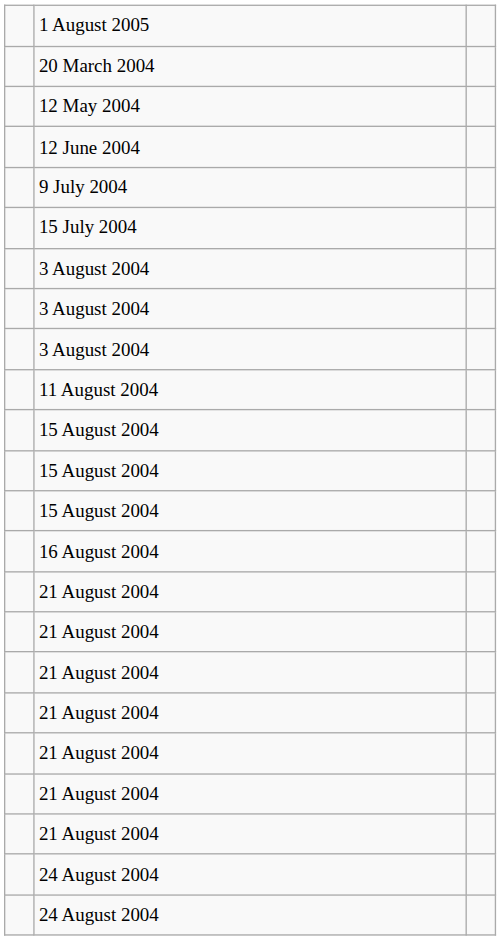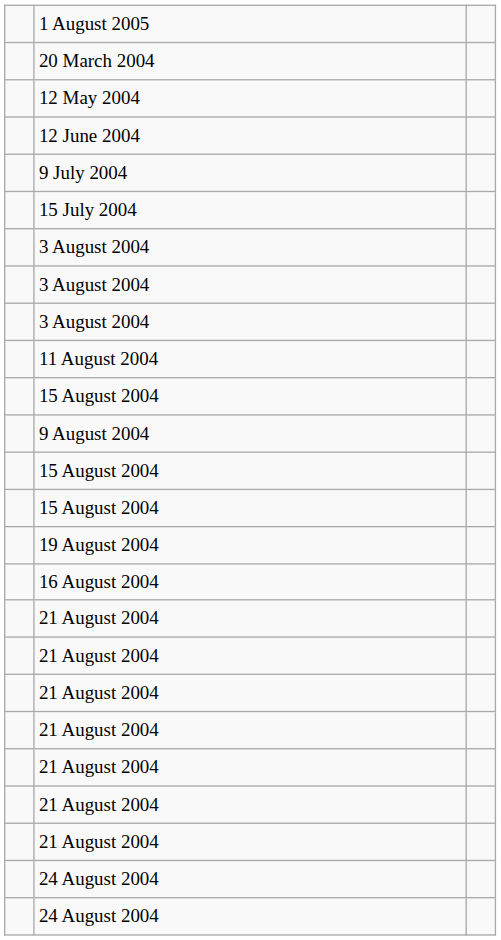+ row: (20, 433)
+ row: (20, 545)
